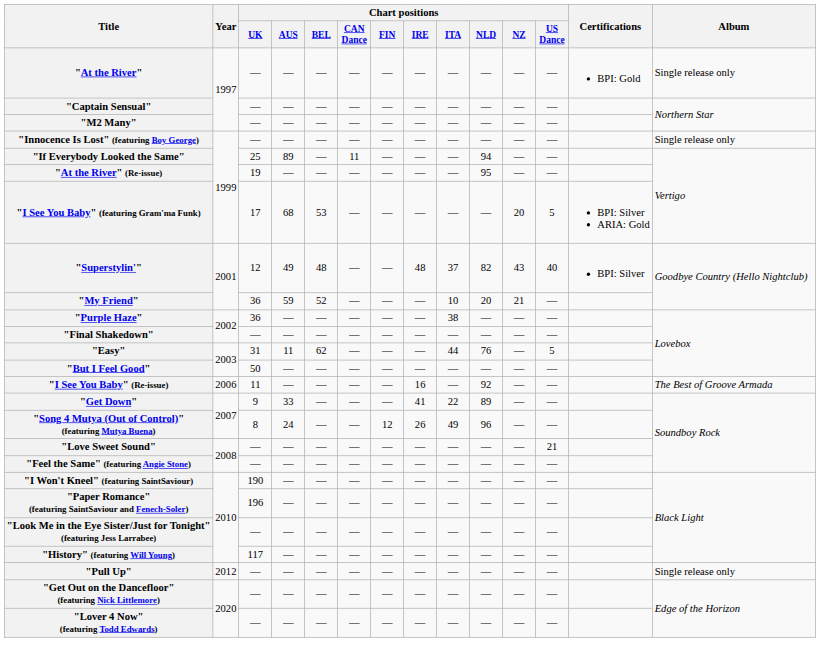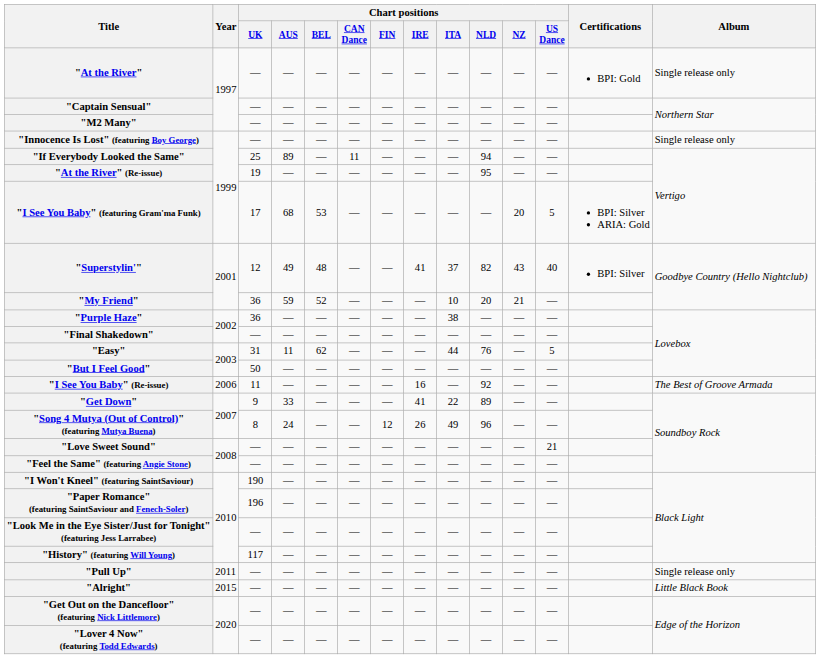(420, 268) 48 -> (420, 268) 41
(226, 571) 2012 -> (226, 571) 2011
+ row: (109, 588)
